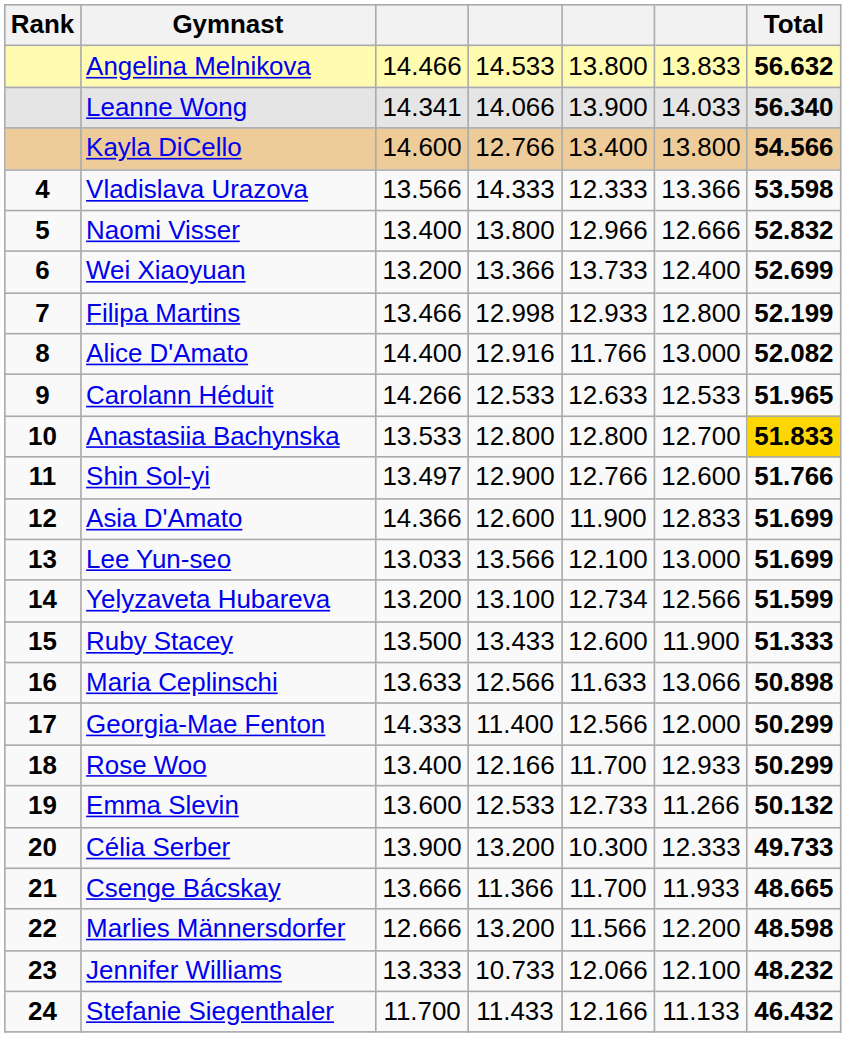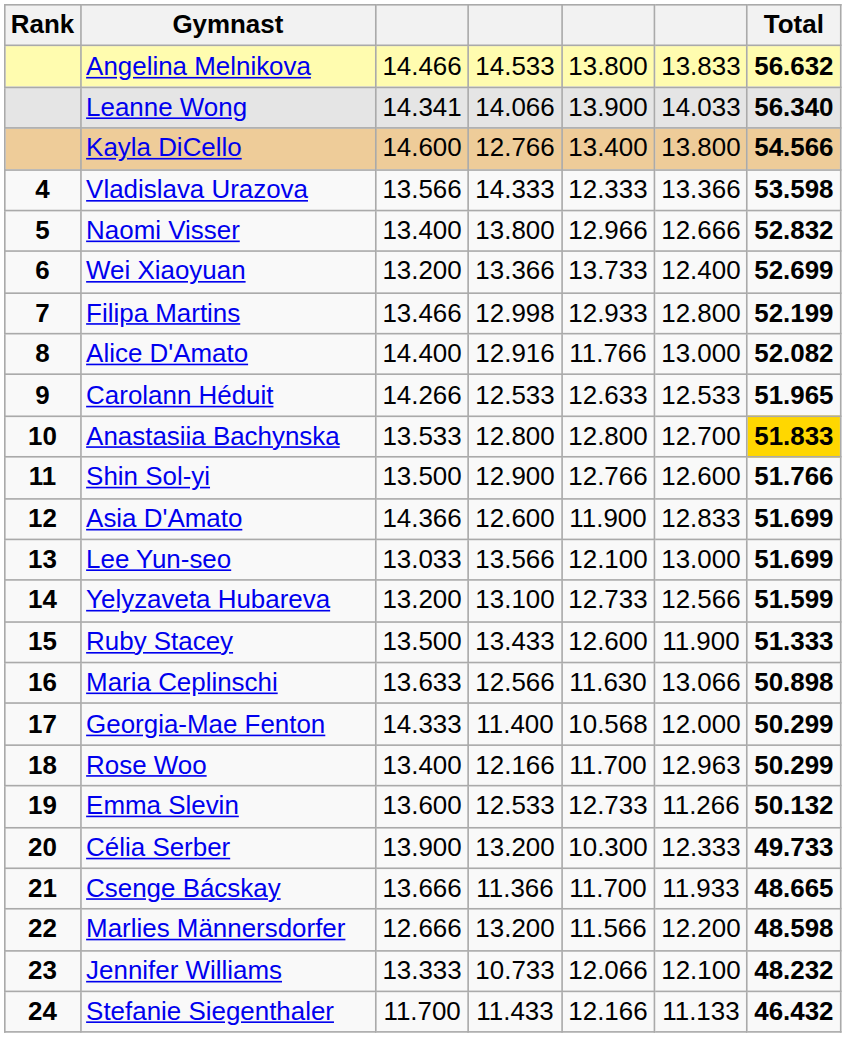(422, 477) 13.497 -> (422, 477) 13.500
(608, 600) 12.734 -> (608, 600) 12.733
(608, 682) 11.633 -> (608, 682) 11.630
(608, 723) 12.566 -> (608, 723) 10.568
(701, 764) 12.933 -> (701, 764) 12.963
